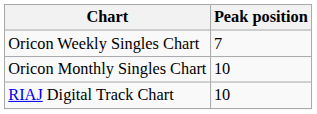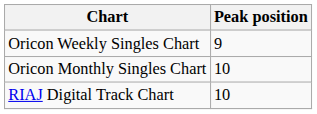(218, 43) 7 -> (218, 43) 9
